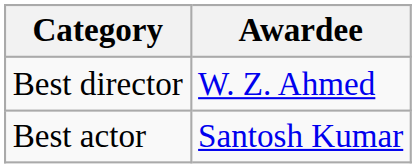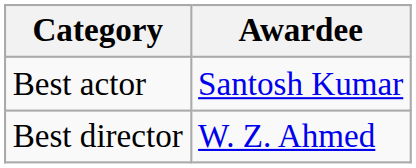rows swapped: (79, 135) <-> (98, 83)
